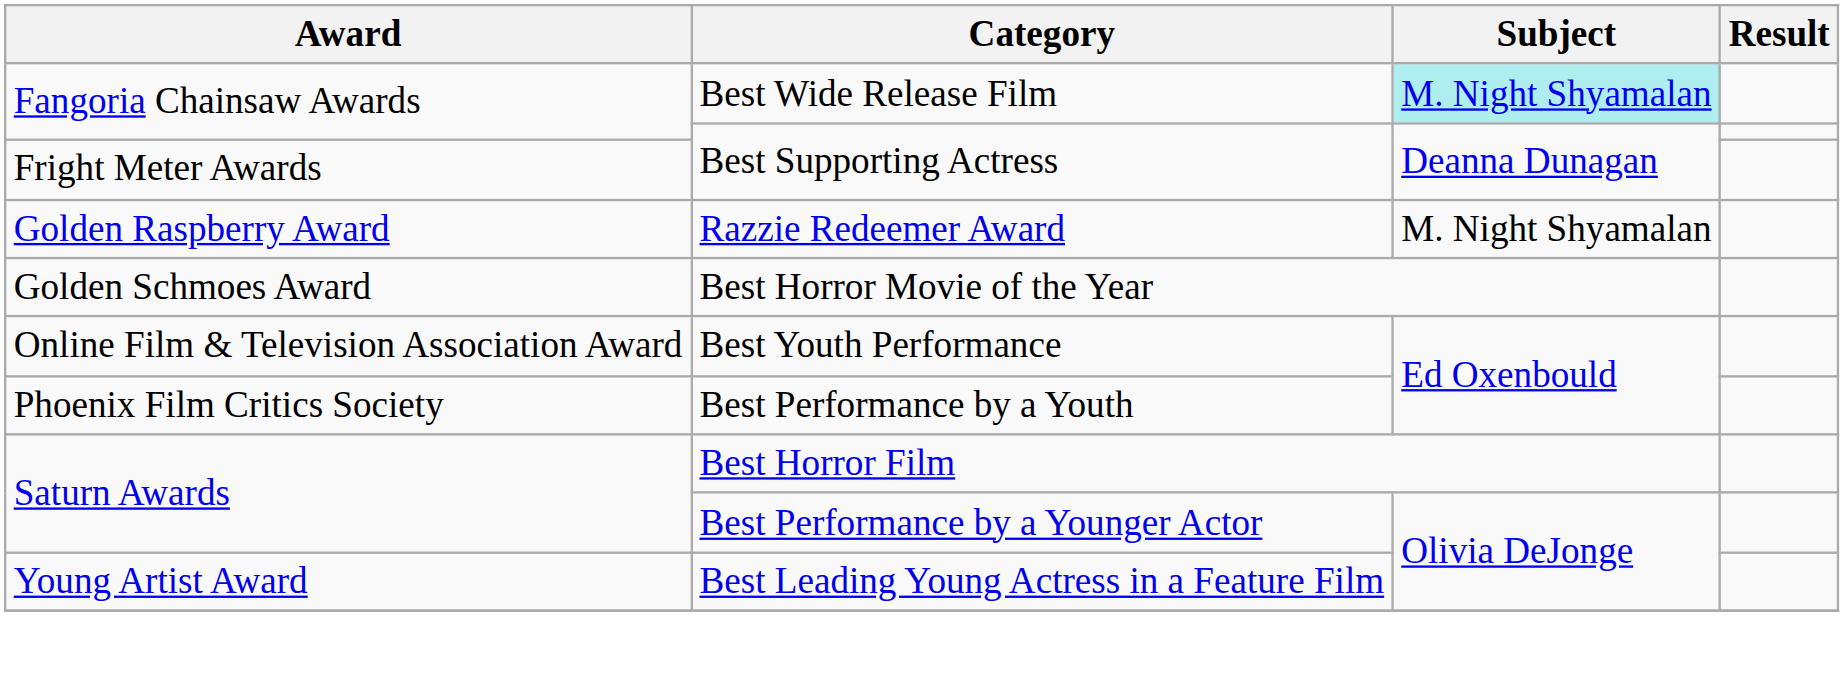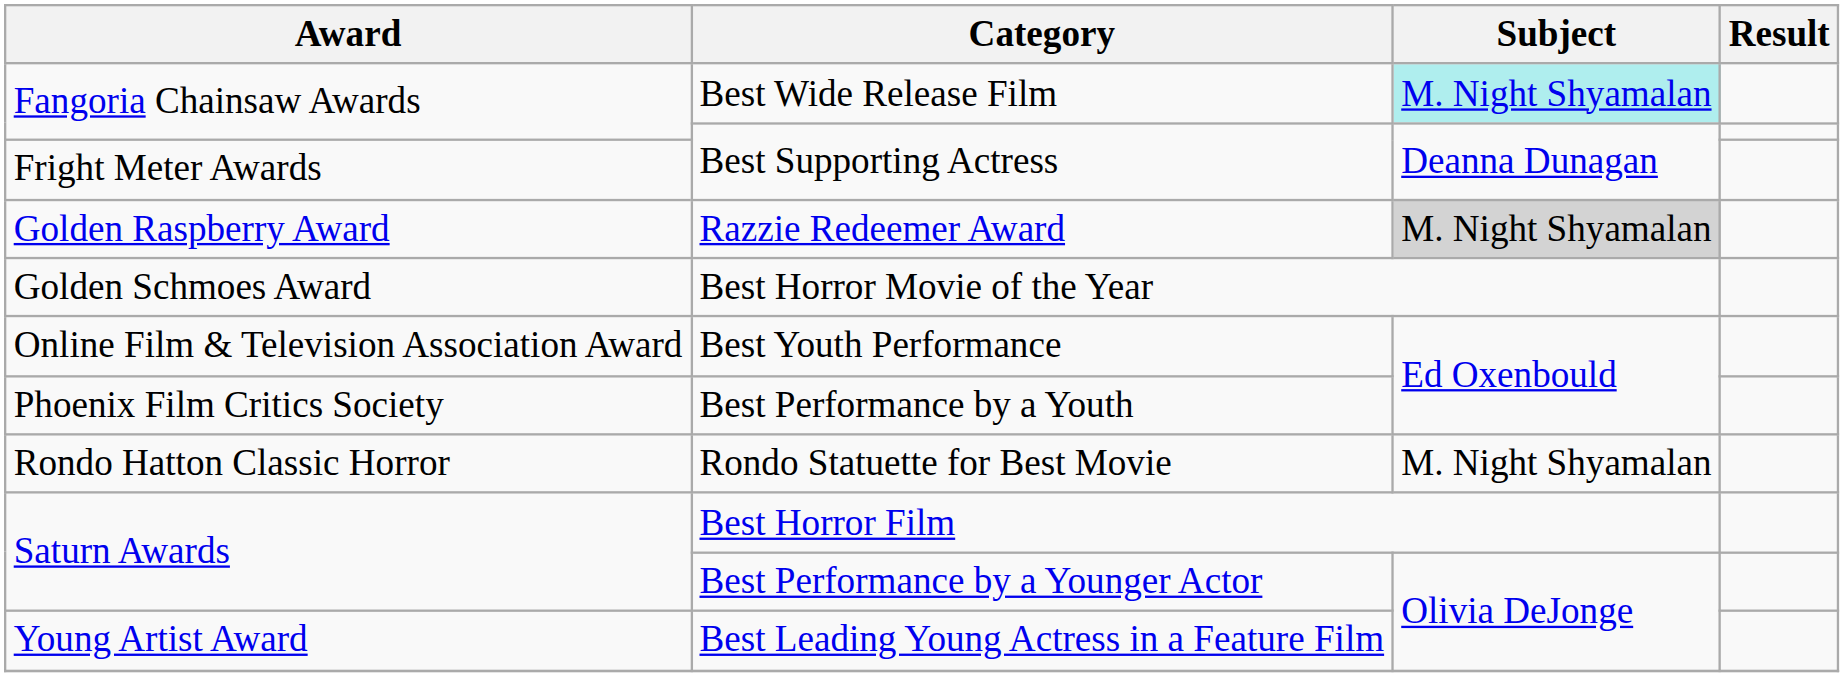(1556, 227) no background -> (1556, 227) lightgrey background
+ row: (232, 463)
